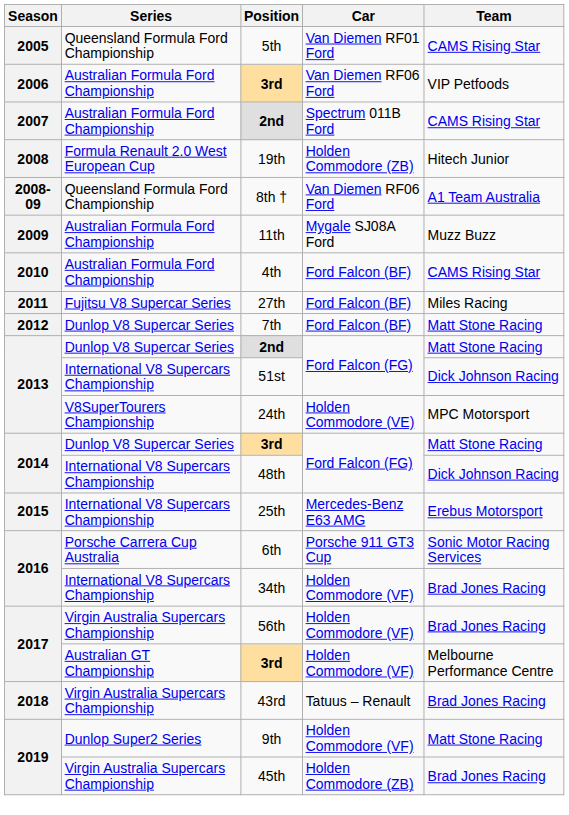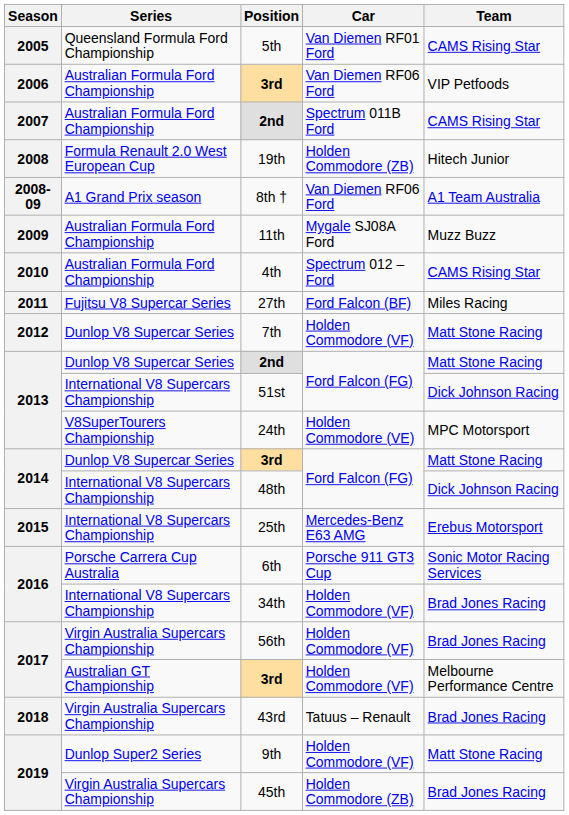(146, 197) Queensland Formula Ford Championship -> (133, 197) A1 Grand Prix season
(358, 272) Ford Falcon (BF) -> (355, 272) Spectrum 012 – Ford
(358, 324) Ford Falcon (BF) -> (360, 332) Holden Commodore (VF)
